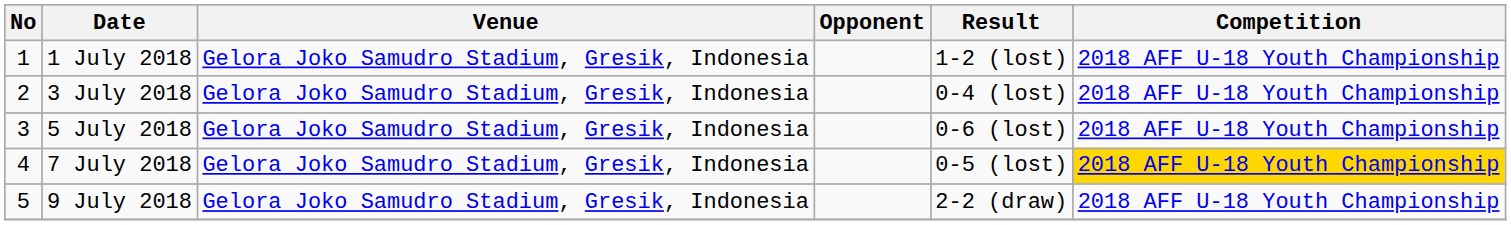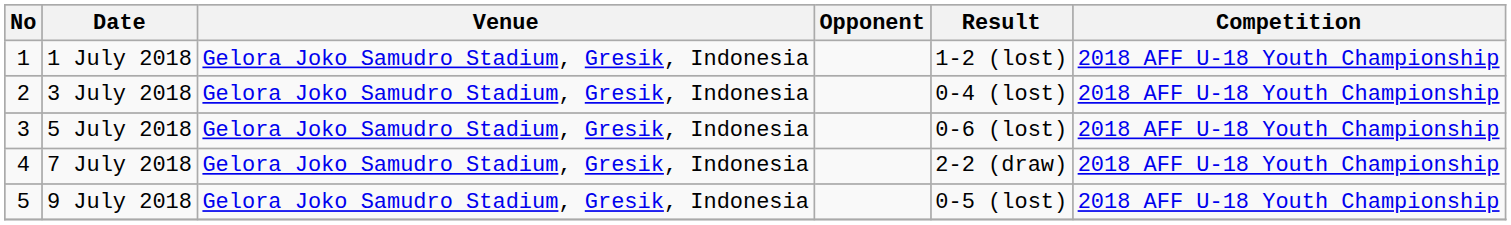(1001, 166) 0-5 (lost) -> (1001, 166) 2-2 (draw)
(1289, 166) gold background -> (1289, 166) no background
(1001, 202) 2-2 (draw) -> (1001, 202) 0-5 (lost)
